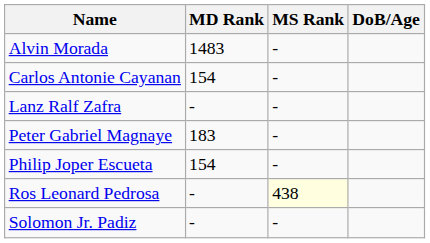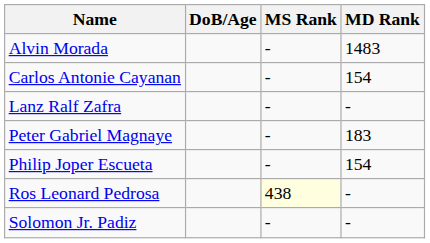columns swapped: (386, 19) <-> (227, 19)
